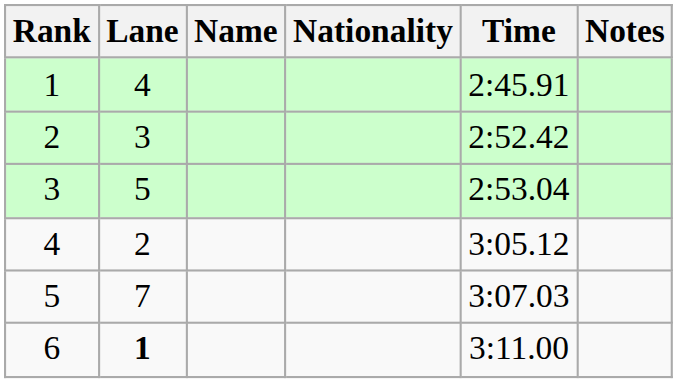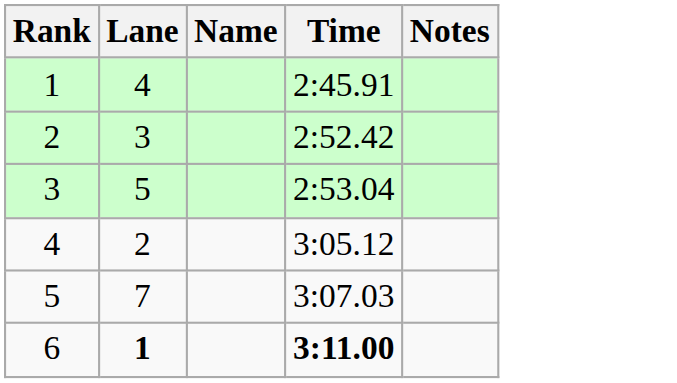- column: (373, 31)
(519, 349) normal -> (344, 349) bold
